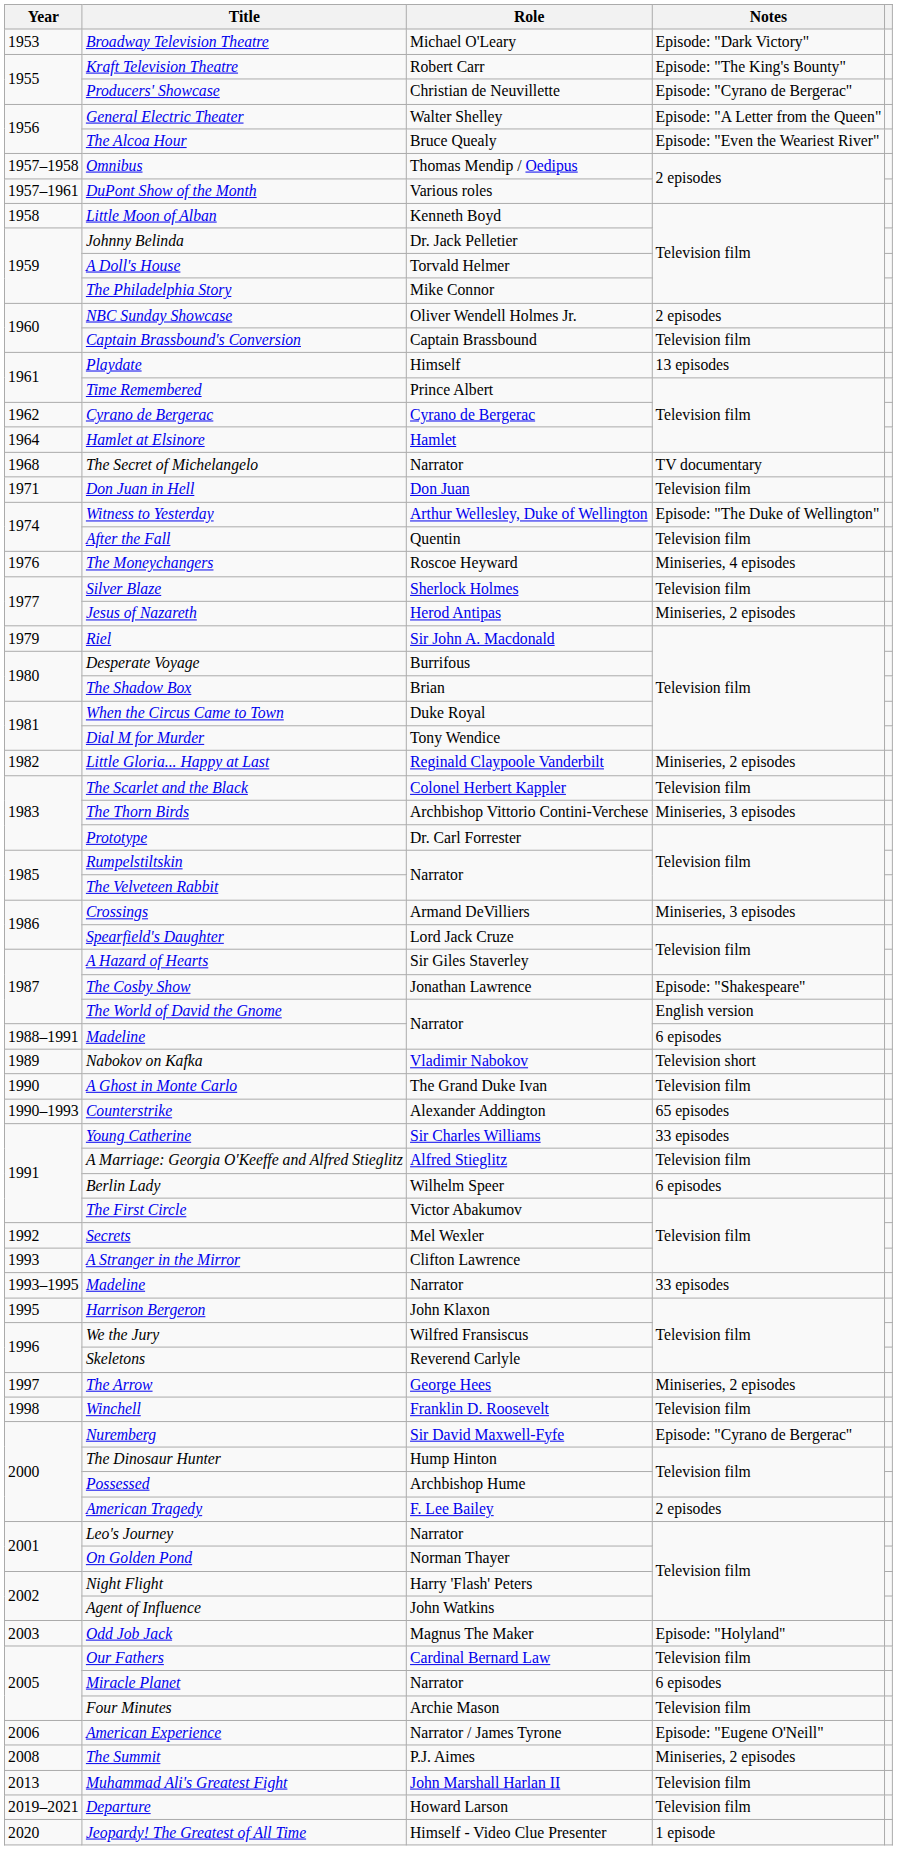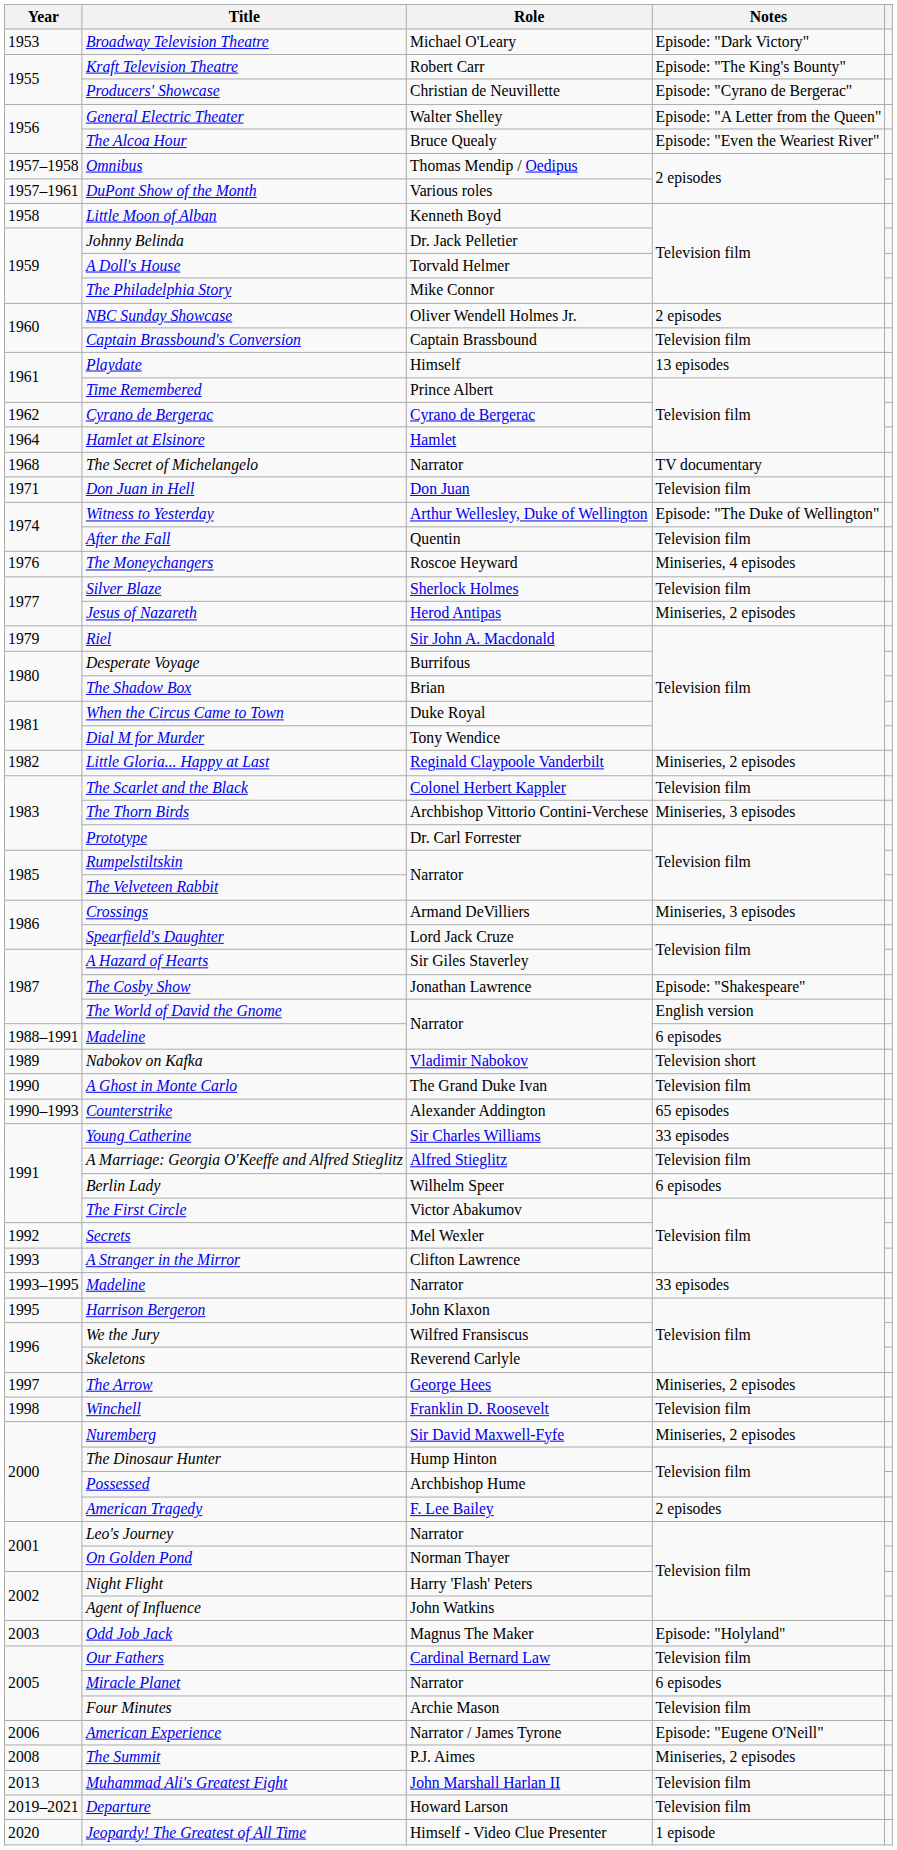(754, 1434) Episode: "Cyrano de Bergerac" -> (725, 1434) Miniseries, 2 episodes
